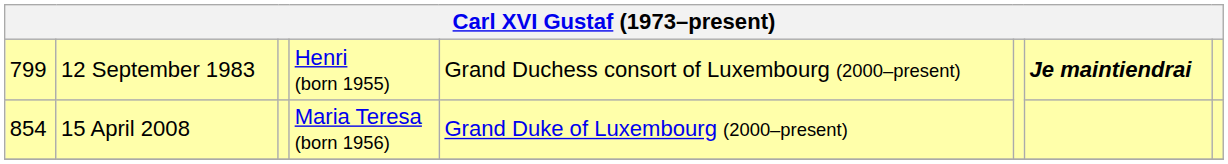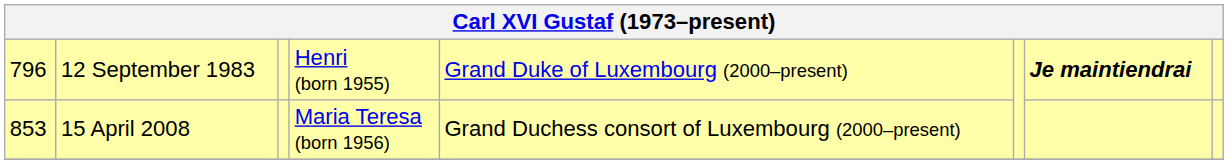(28, 69) 799 -> (28, 69) 796
(703, 69) Grand Duchess consort of Luxembourg (2000–present) -> (646, 69) Grand Duke of Luxembourg (2000–present)
(28, 129) 854 -> (28, 129) 853
(646, 129) Grand Duke of Luxembourg (2000–present) -> (703, 129) Grand Duchess consort of Luxembourg (2000–present)
